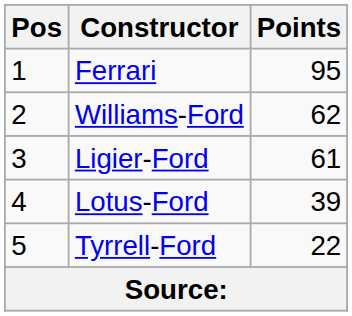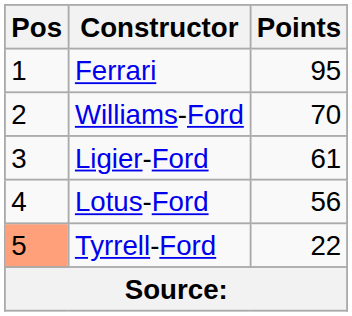(326, 115) 62 -> (326, 115) 70
(326, 202) 39 -> (326, 202) 56
(19, 246) no background -> (19, 246) lightsalmon background
